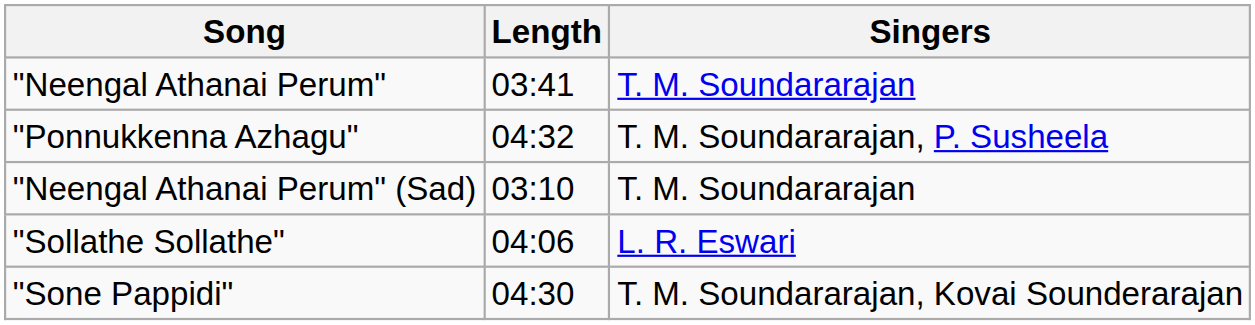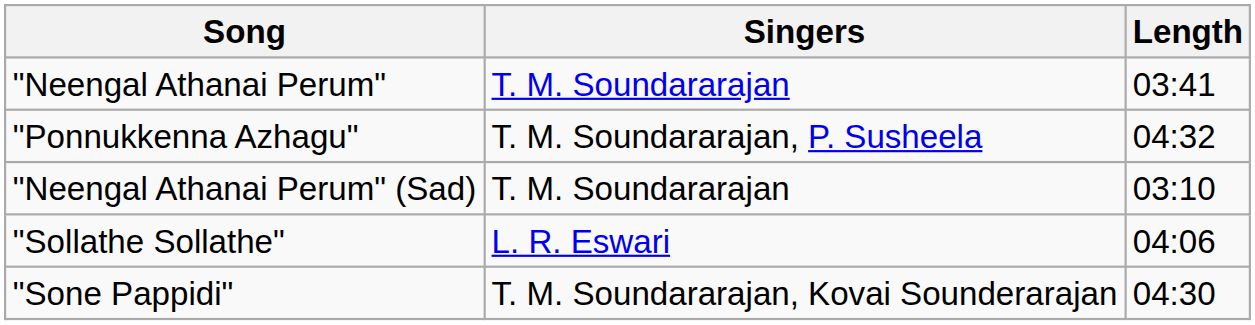columns swapped: (930, 32) <-> (547, 32)
